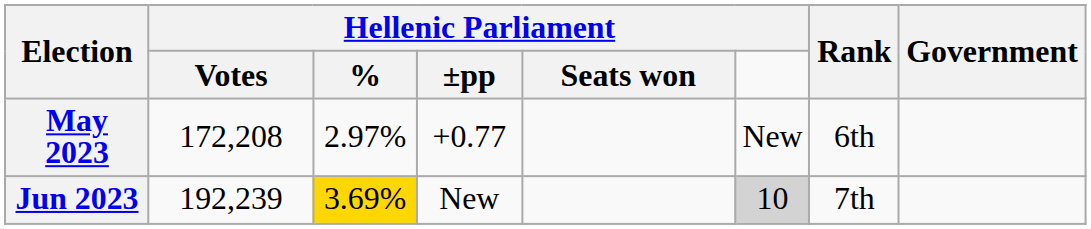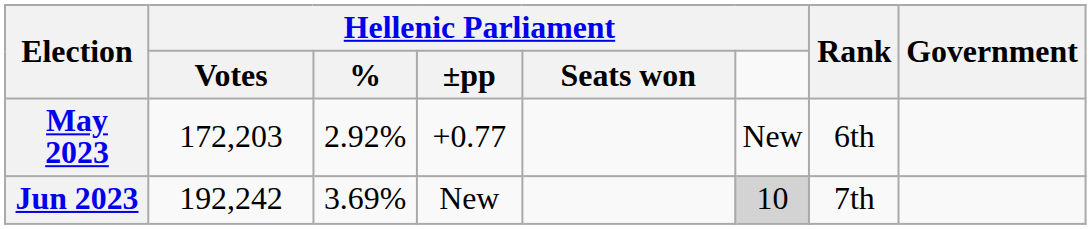(231, 136) 172,208 -> (231, 136) 172,203
(365, 136) 2.97% -> (365, 136) 2.92%
(231, 199) 192,239 -> (231, 199) 192,242
(365, 199) gold background -> (365, 199) no background
